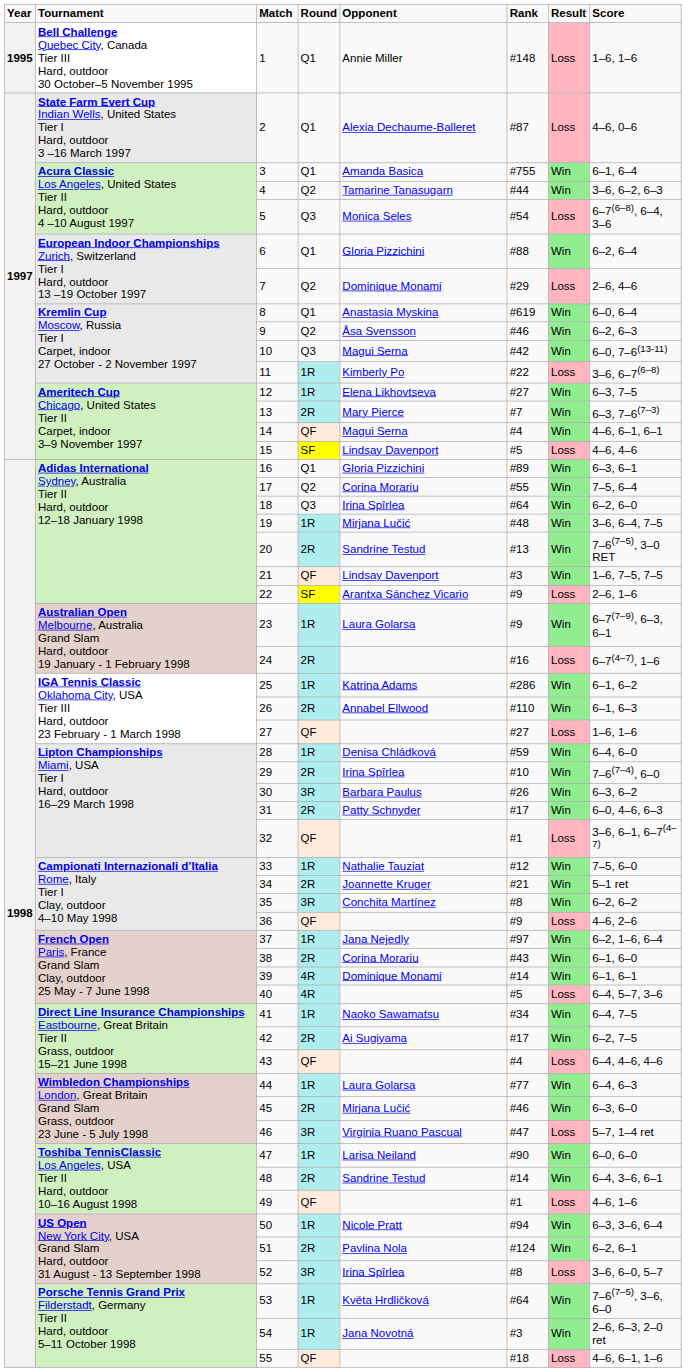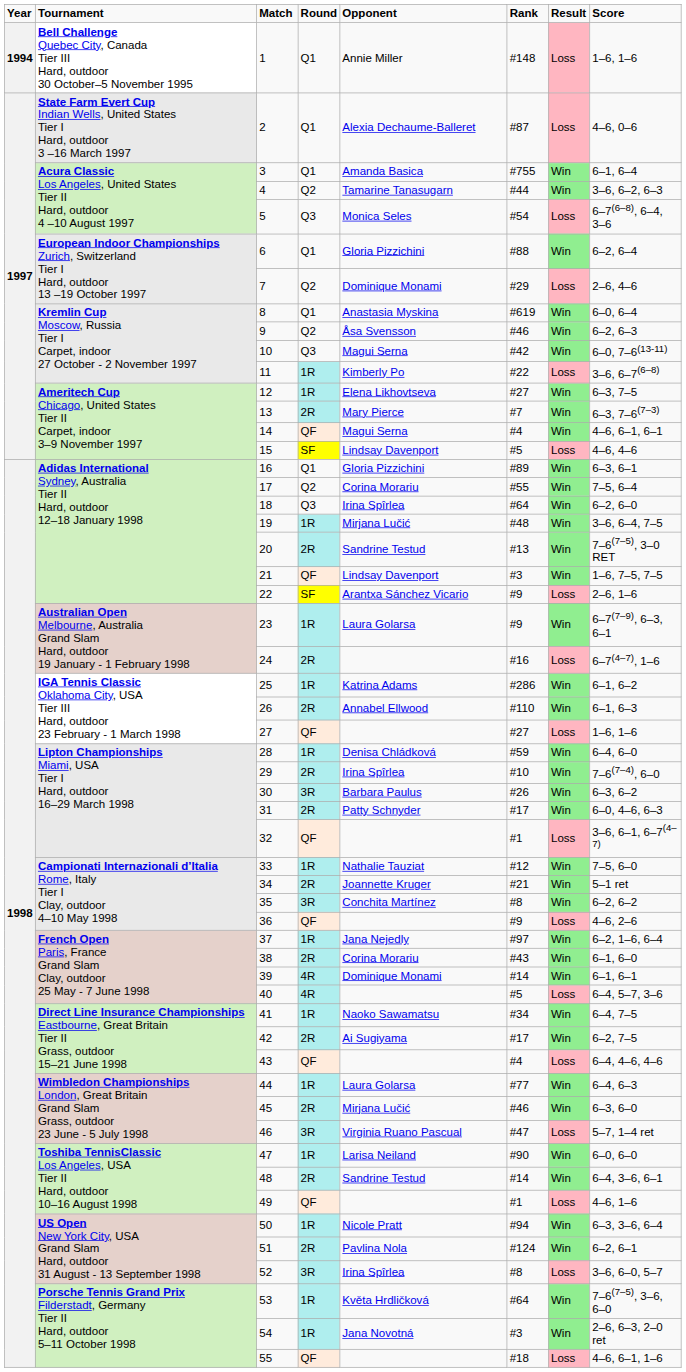(20, 57) 1995 -> (20, 57) 1994
